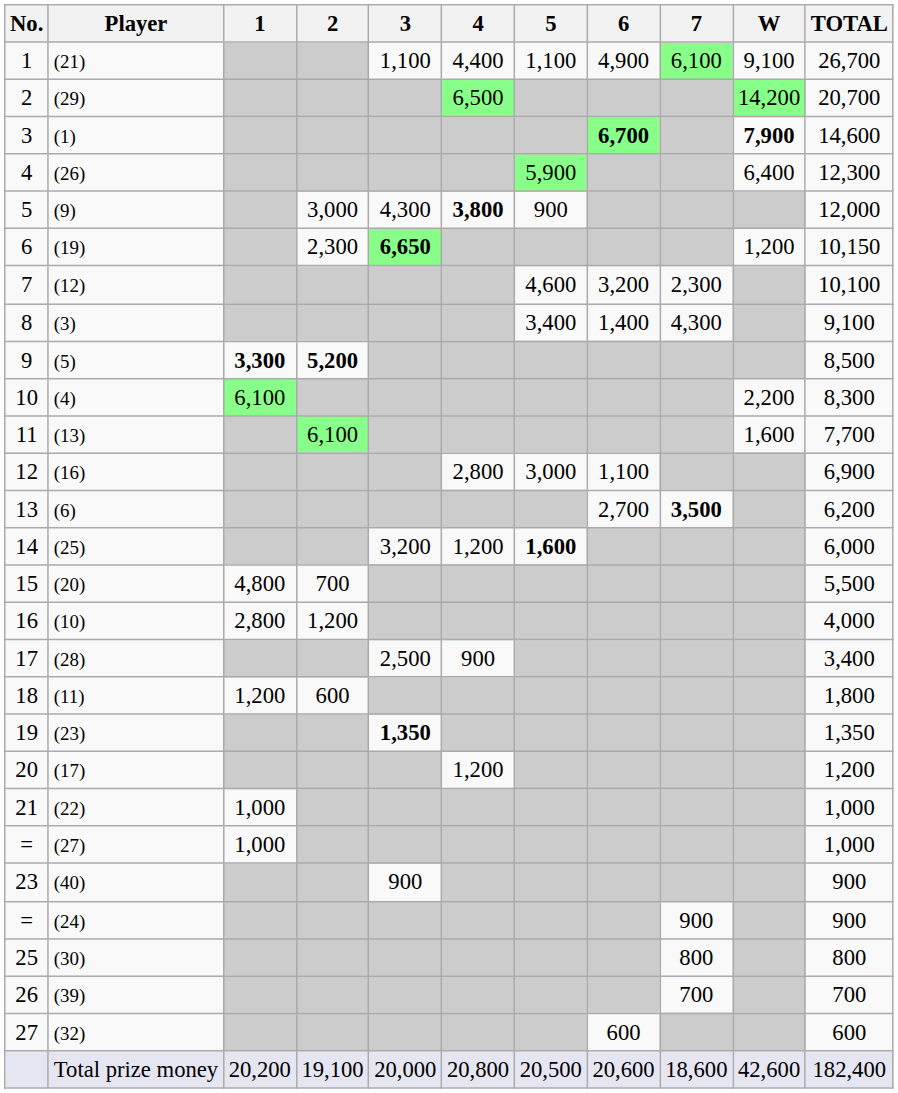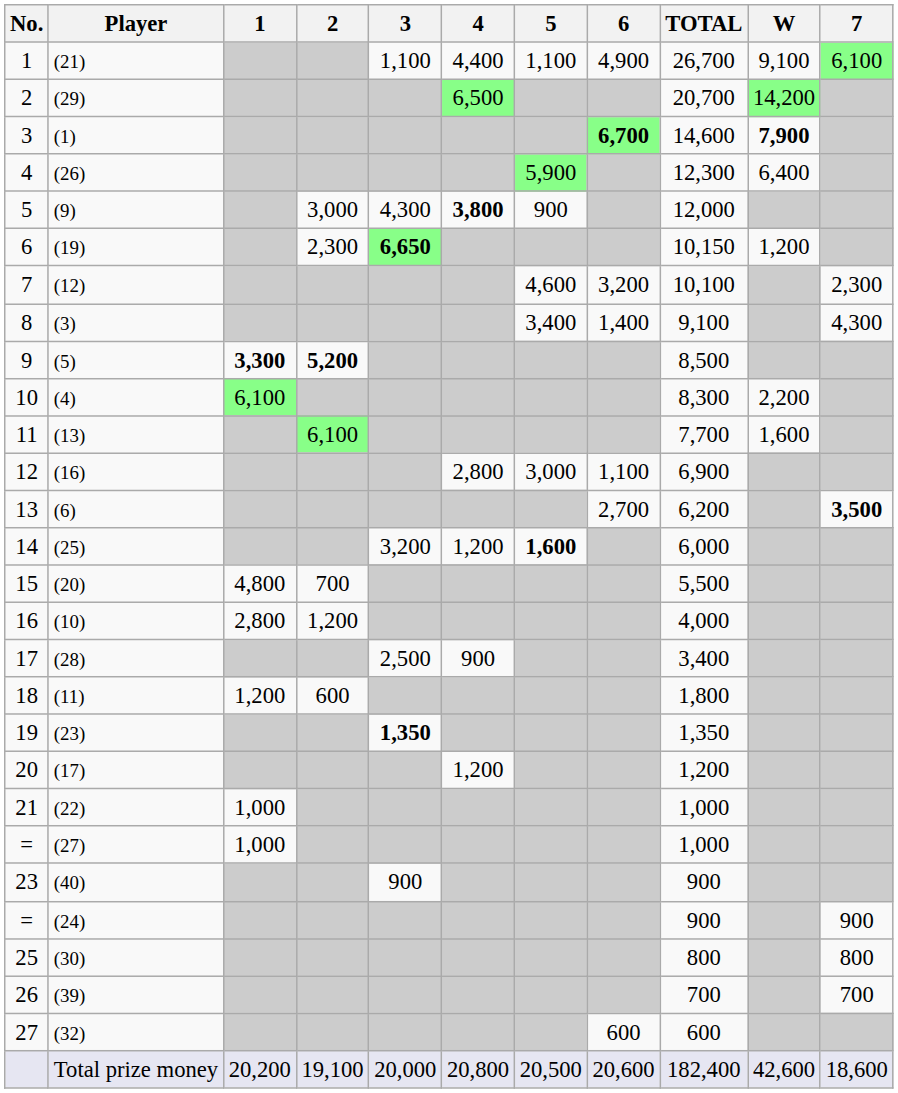columns swapped: (696, 23) <-> (849, 23)
